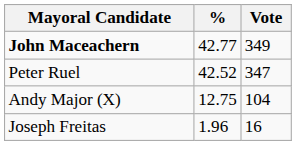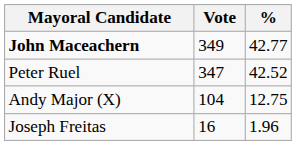columns swapped: (266, 18) <-> (218, 18)
